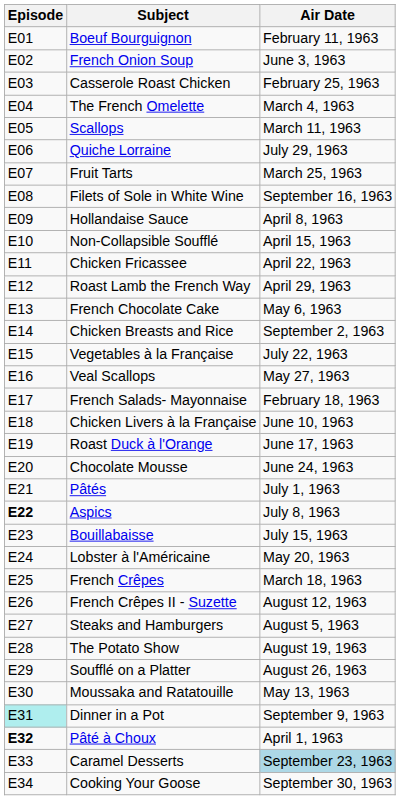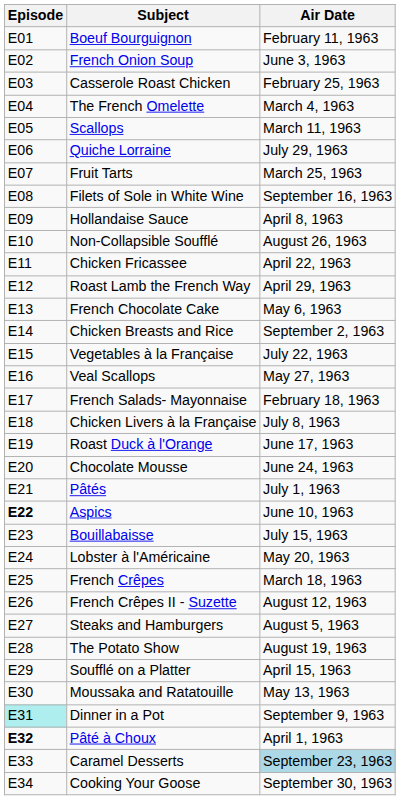(307, 241) April 15, 1963 -> (315, 241) August 26, 1963
(308, 422) June 10, 1963 -> (301, 422) July 8, 1963
(301, 512) July 8, 1963 -> (308, 512) June 10, 1963
(315, 670) August 26, 1963 -> (307, 670) April 15, 1963
